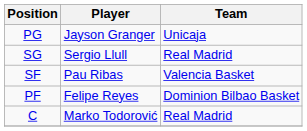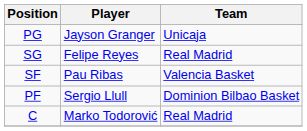(95, 55) Sergio Llull -> (101, 55) Felipe Reyes
(101, 95) Felipe Reyes -> (95, 95) Sergio Llull
